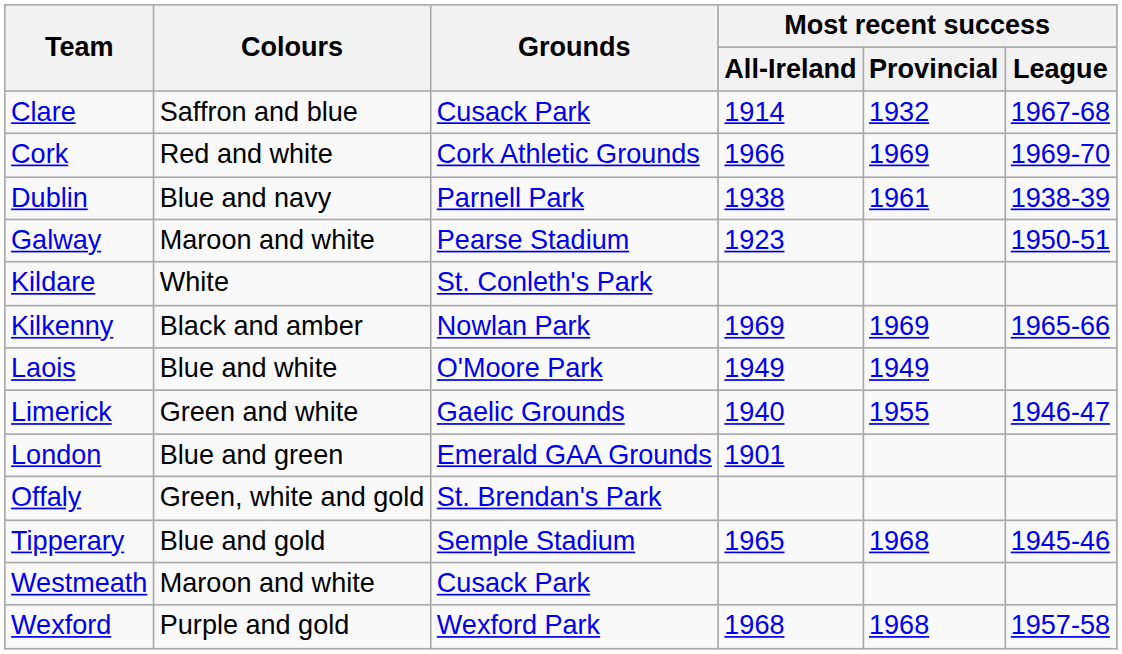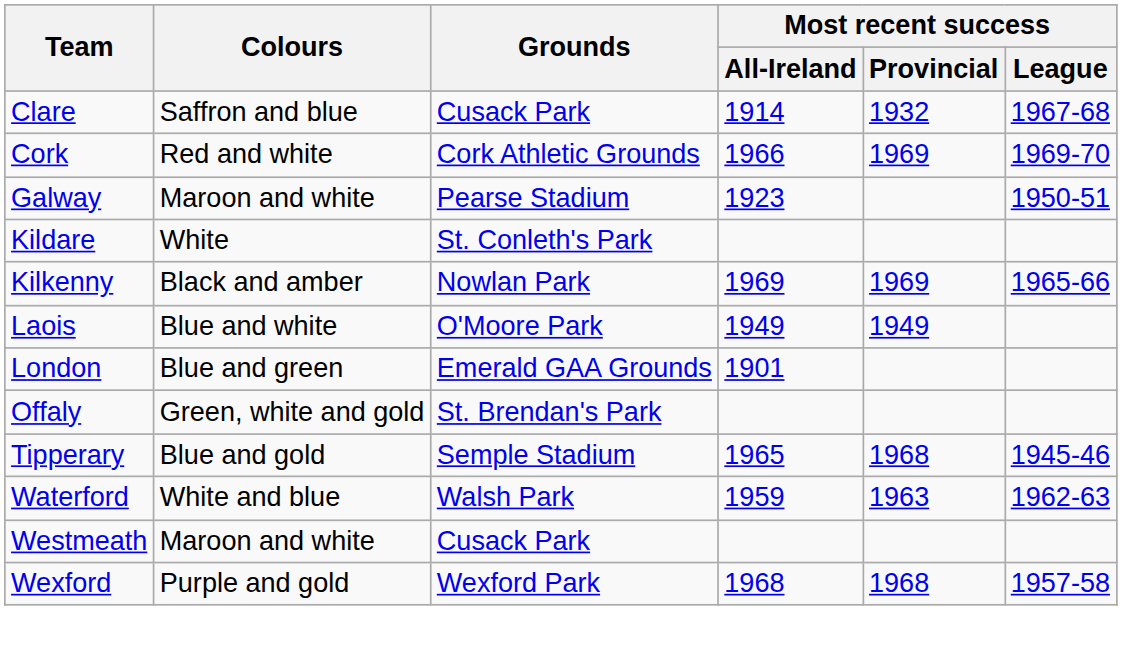- row: (49, 197)
- row: (61, 411)
+ row: (70, 497)
